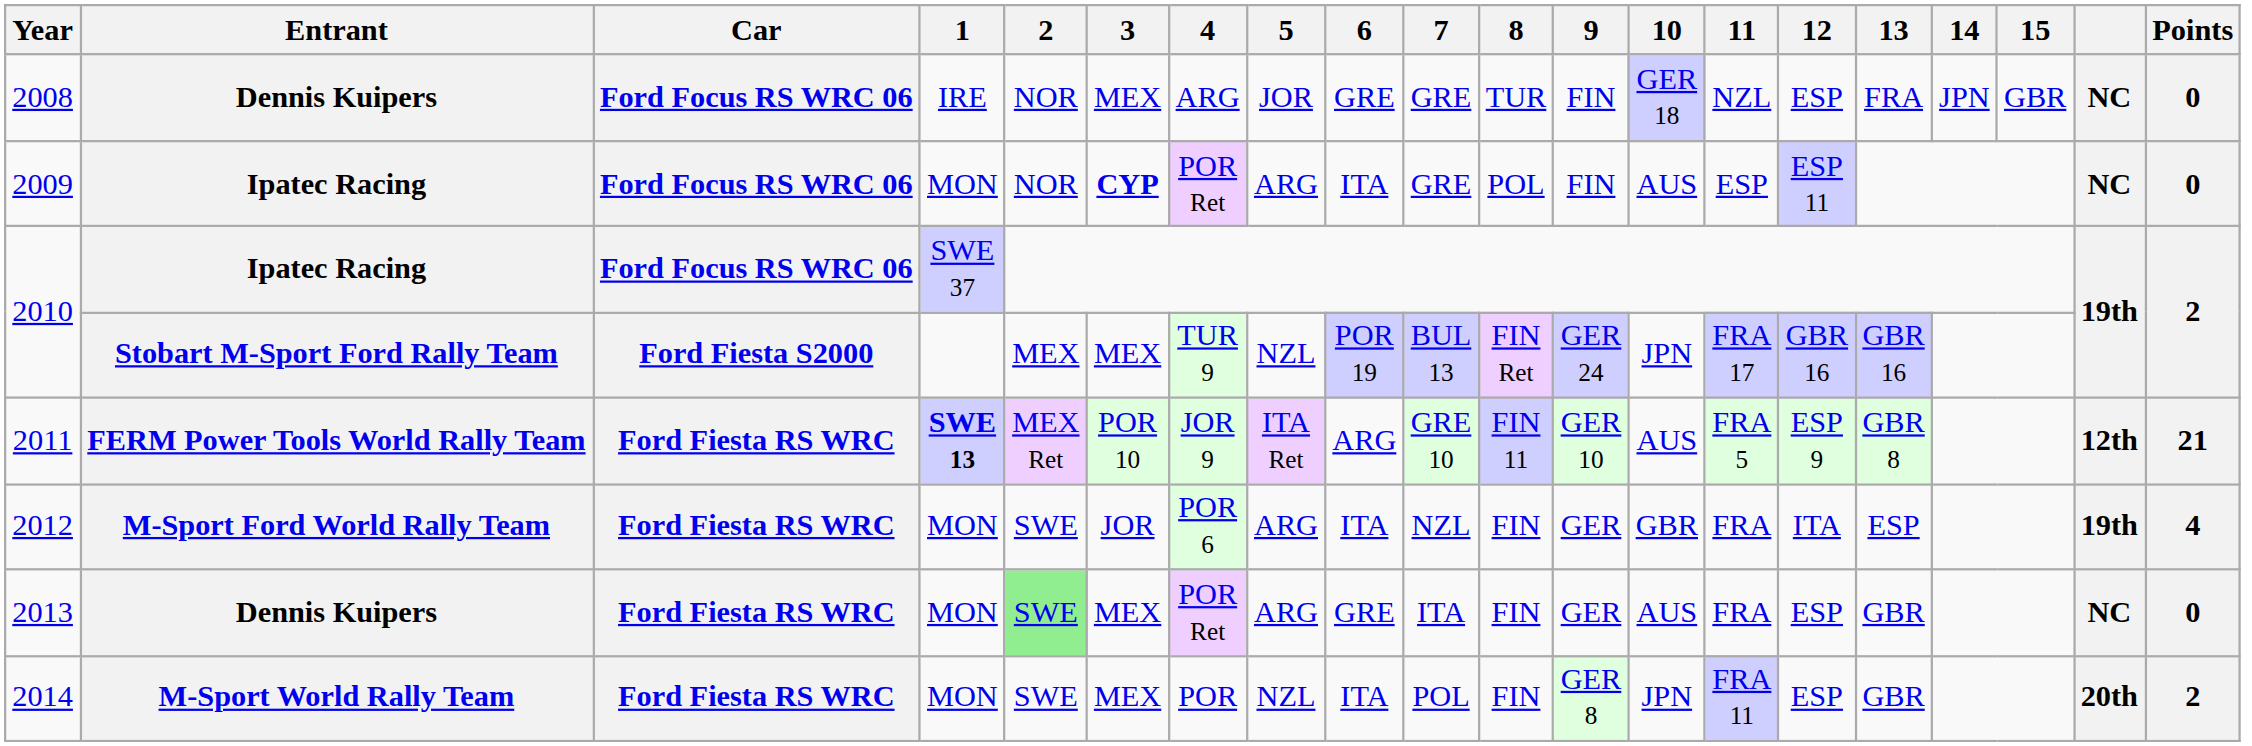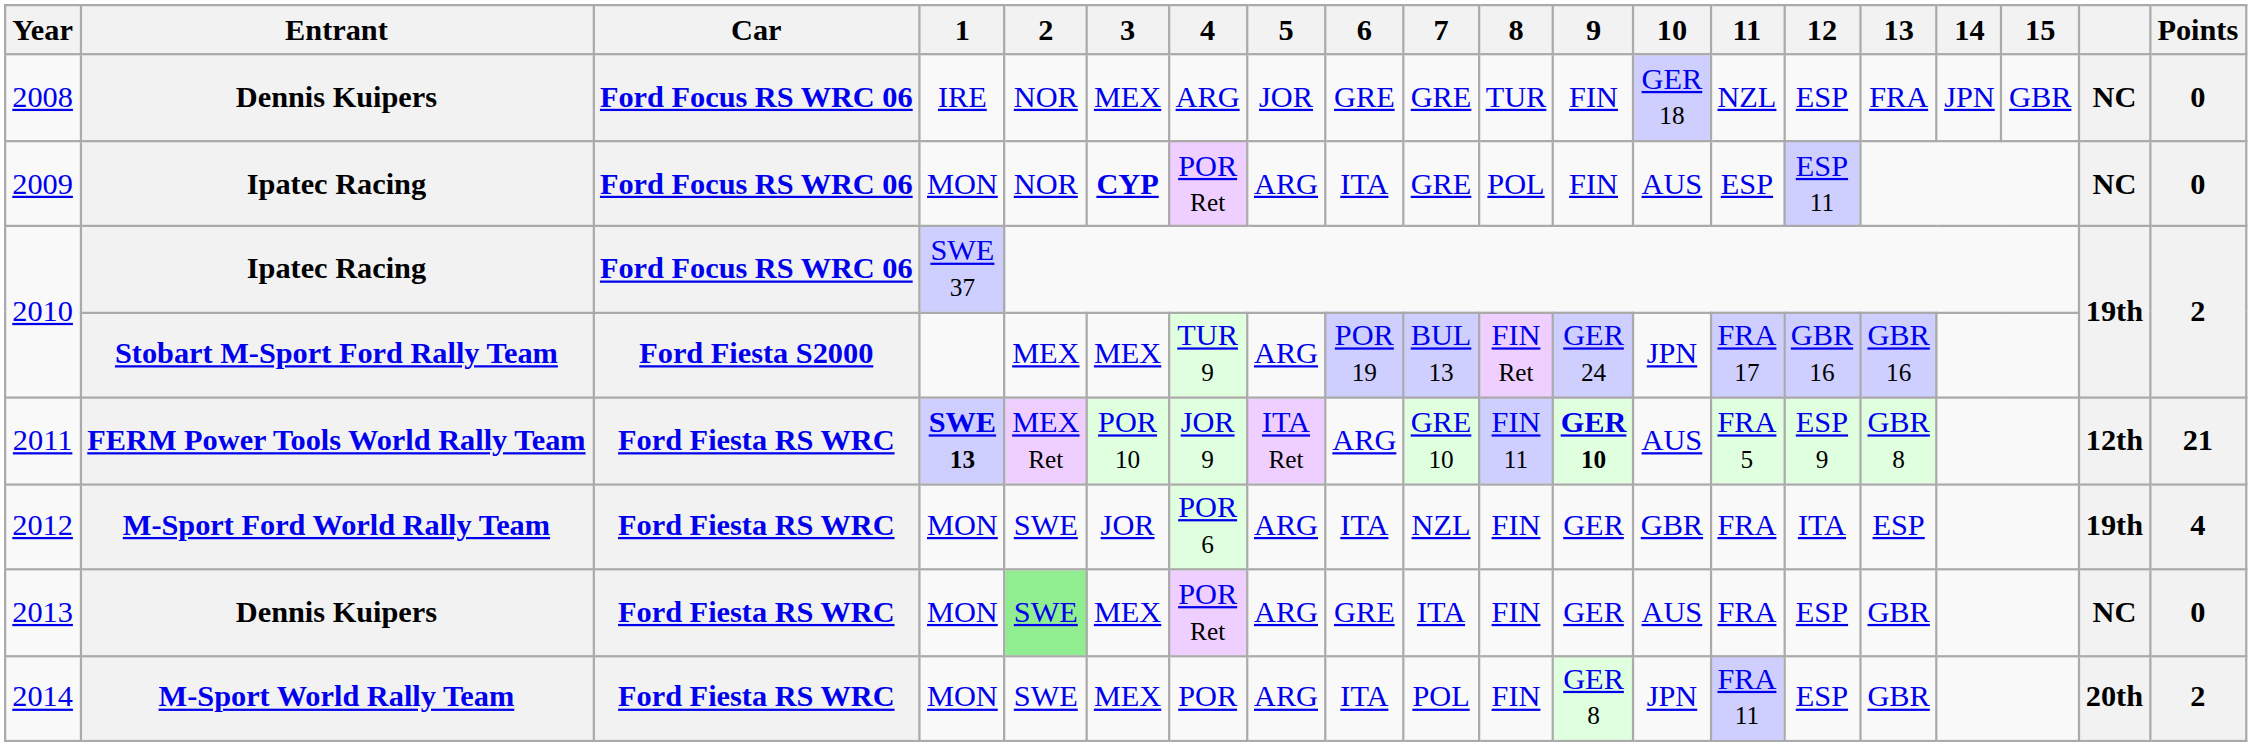(1286, 354) NZL -> (1286, 354) ARG
(1591, 438) normal -> (1594, 439) bold
(1286, 696) NZL -> (1286, 696) ARG
